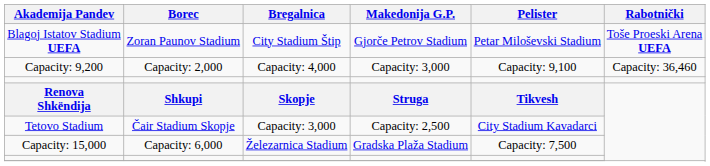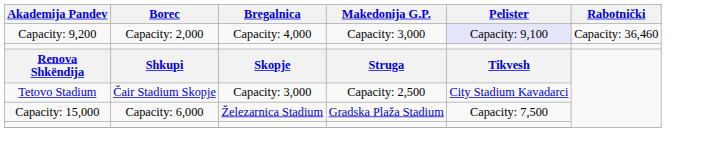- row: (64, 40)
(537, 67) no background -> (509, 33) lavender background
